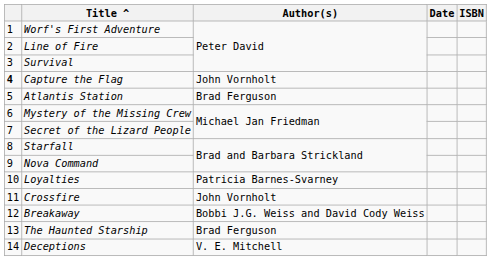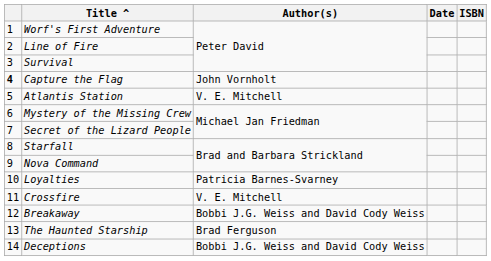(236, 96) Brad Ferguson -> (239, 96) V. E. Mitchell
(236, 197) John Vornholt -> (239, 197) V. E. Mitchell
(239, 247) V. E. Mitchell -> (310, 247) Bobbi J.G. Weiss and David Cody Weiss
